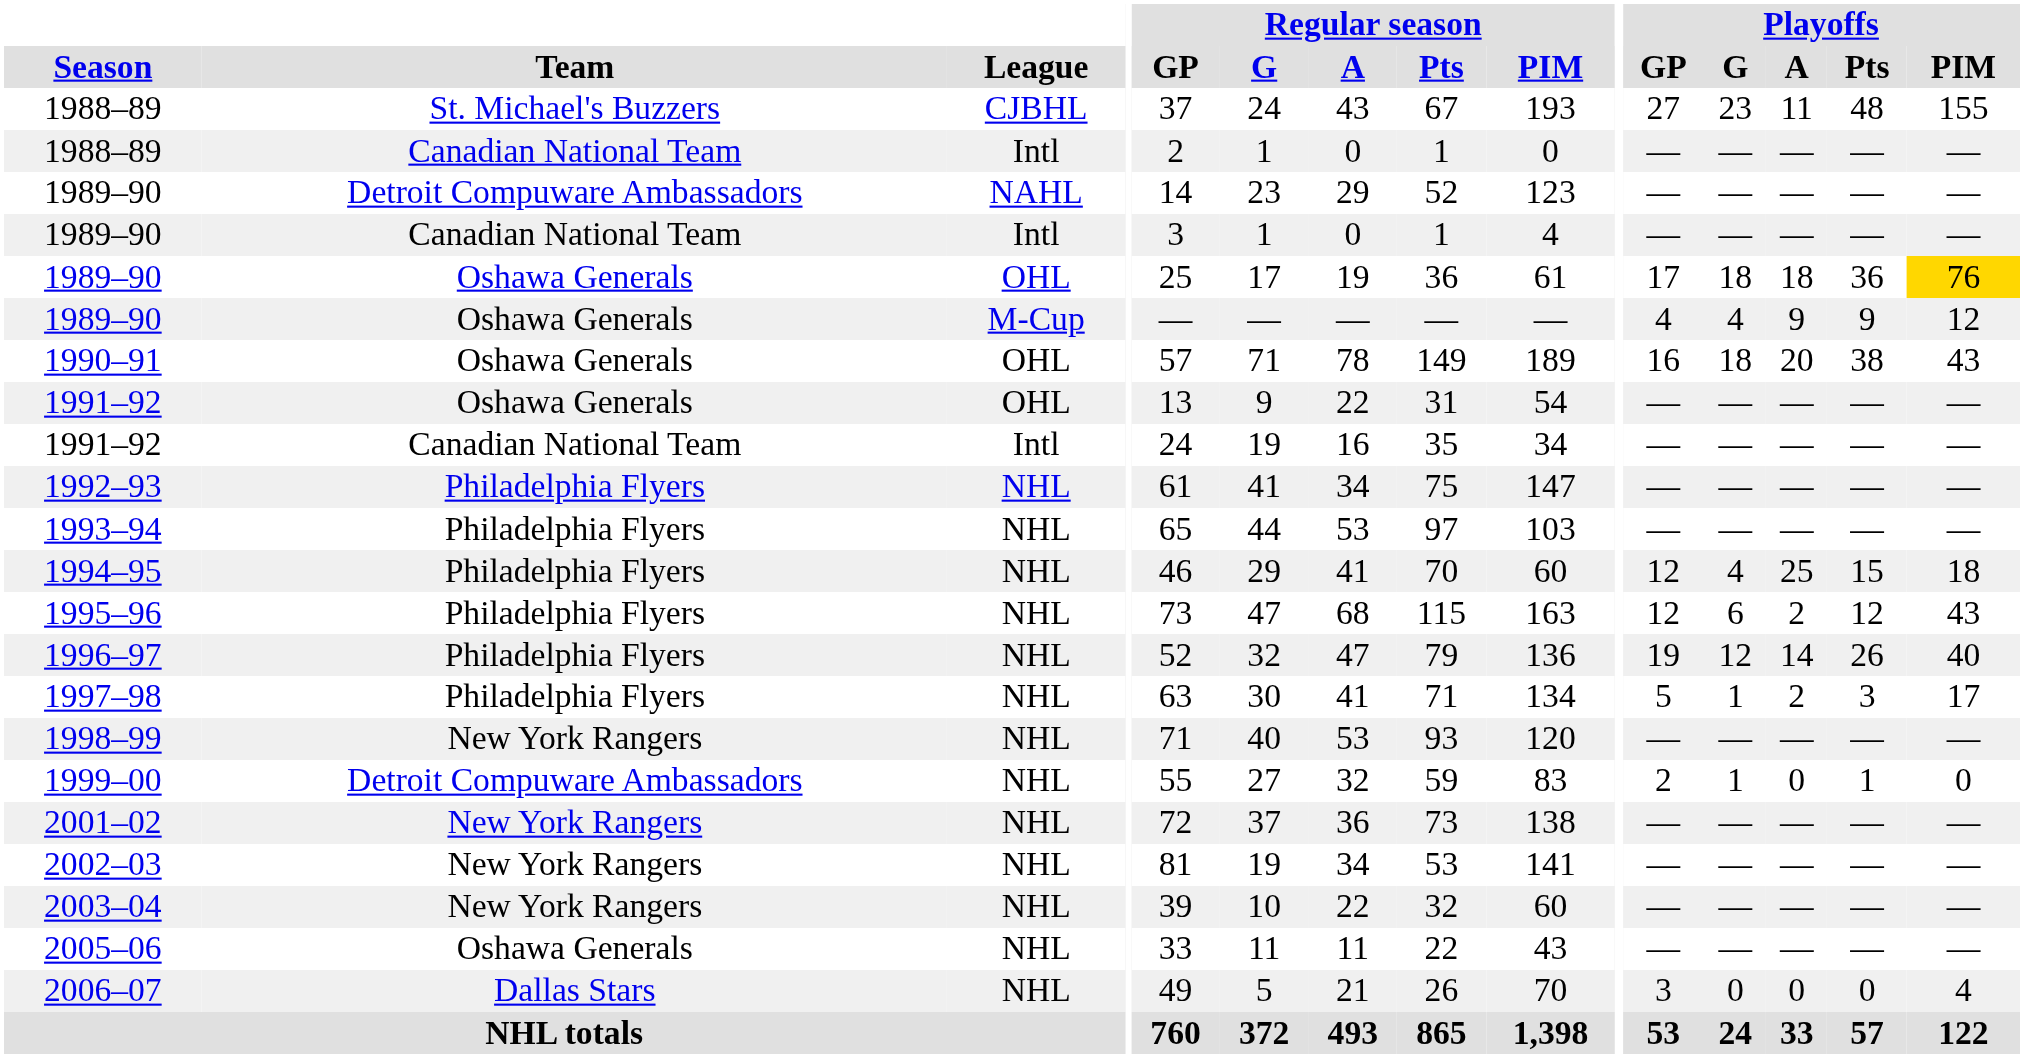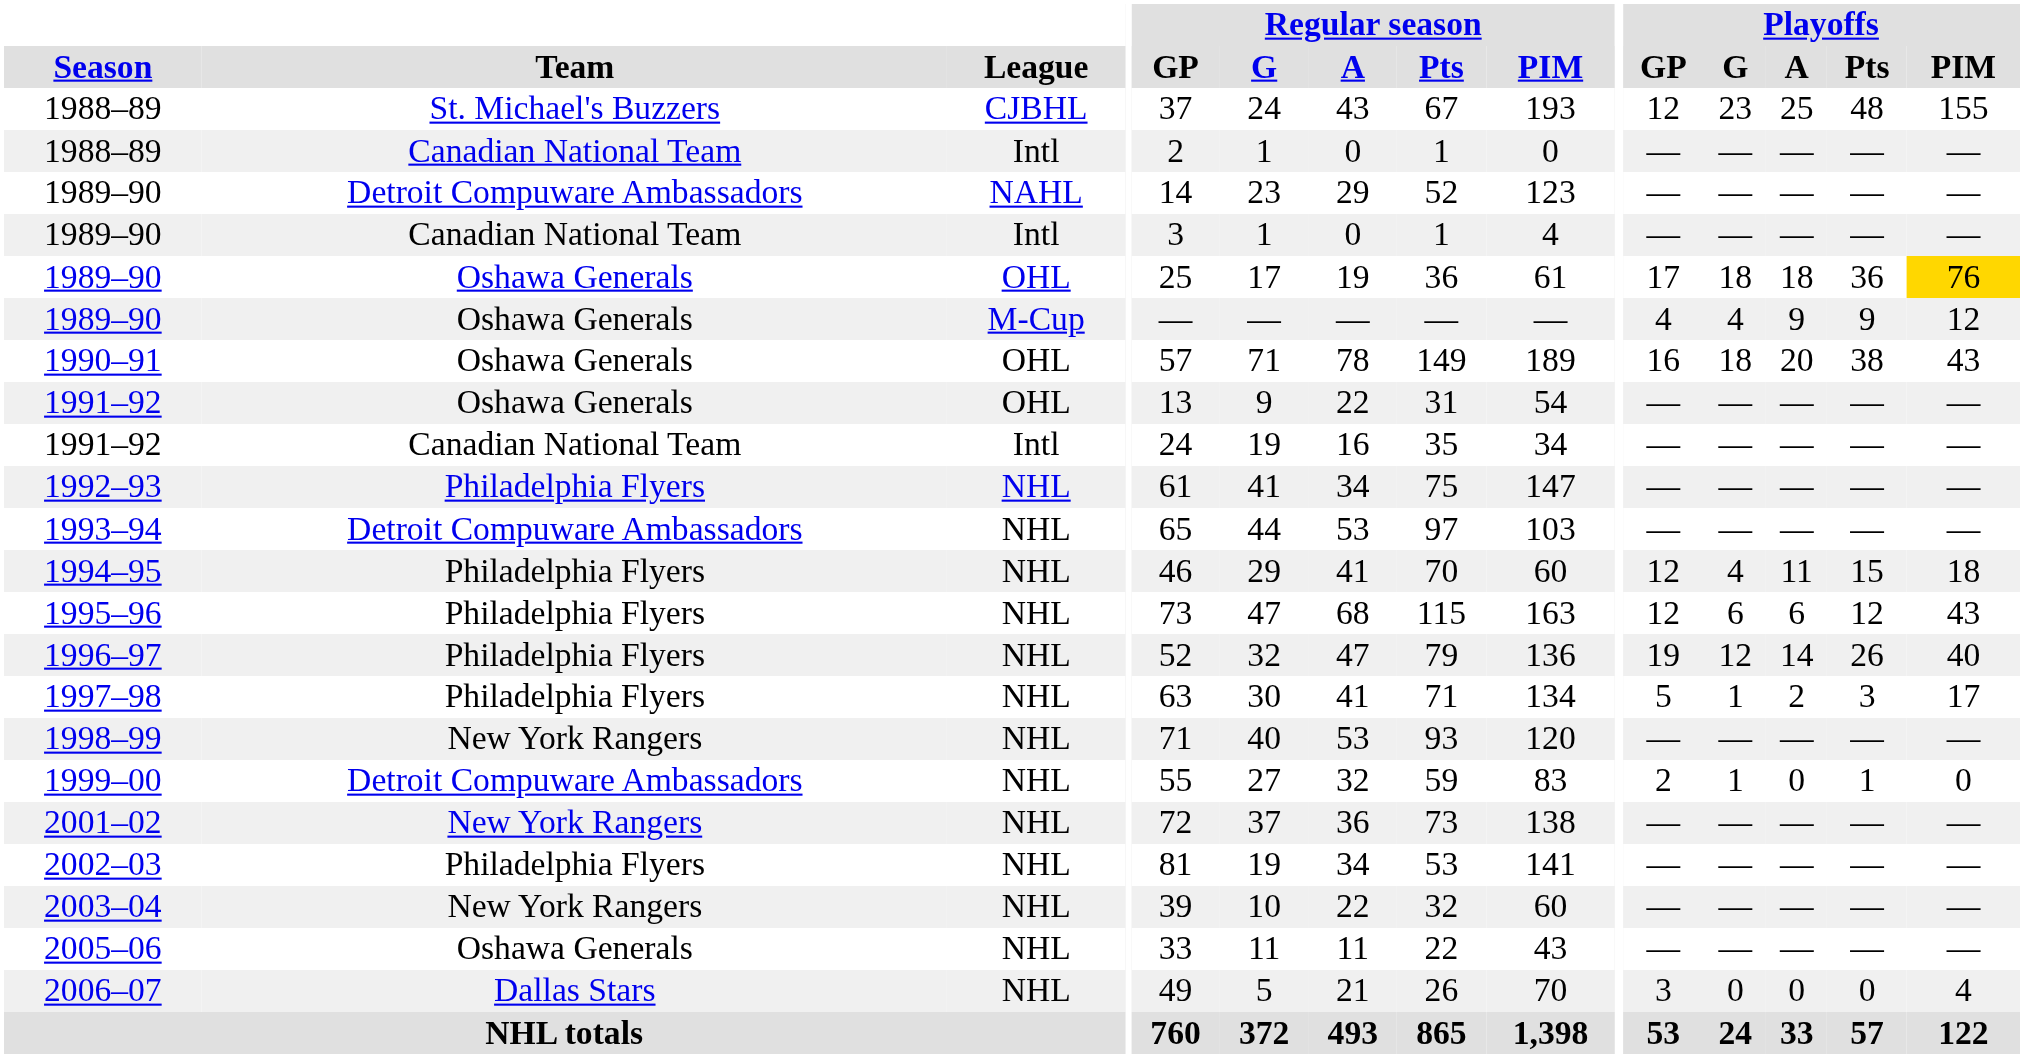(1663, 108) 27 -> (1663, 108) 12
(1797, 108) 11 -> (1797, 108) 25
(575, 528) Philadelphia Flyers -> (575, 528) Detroit Compuware Ambassadors
(1797, 570) 25 -> (1797, 570) 11
(1797, 612) 2 -> (1797, 612) 6
(575, 864) New York Rangers -> (575, 864) Philadelphia Flyers
